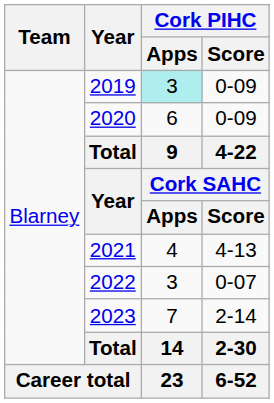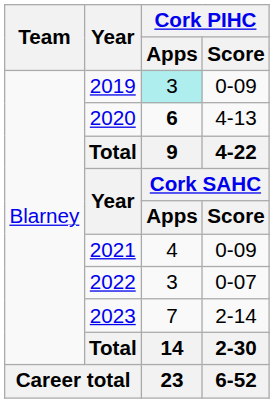(172, 119) normal -> (172, 119) bold
(236, 119) 0-09 -> (236, 119) 4-13
(236, 250) 4-13 -> (236, 250) 0-09
